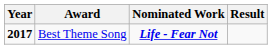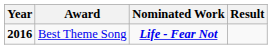(20, 34) 2017 -> (20, 34) 2016
